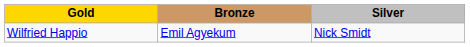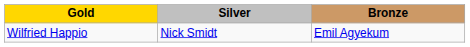columns swapped: (388, 13) <-> (235, 13)
